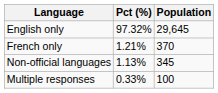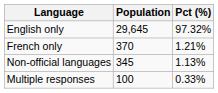columns swapped: (184, 12) <-> (134, 12)
